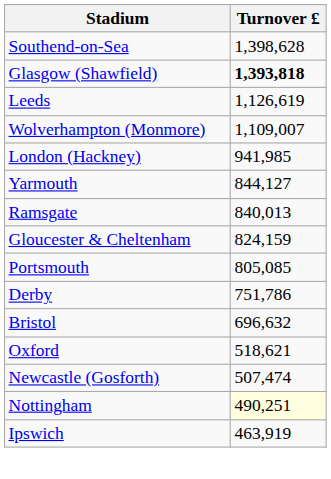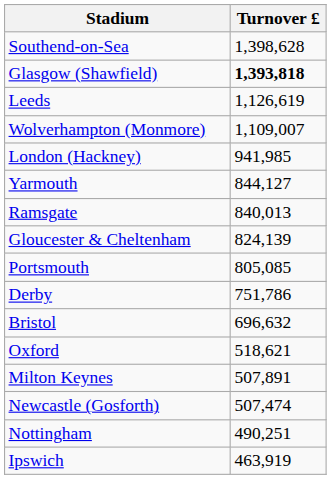(263, 239) 824,159 -> (263, 239) 824,139
+ row: (61, 377)
(263, 405) lightyellow background -> (263, 433) no background
